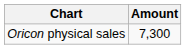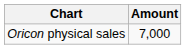(154, 34) 7,300 -> (154, 34) 7,000
